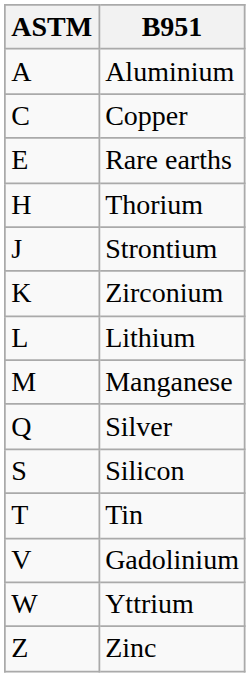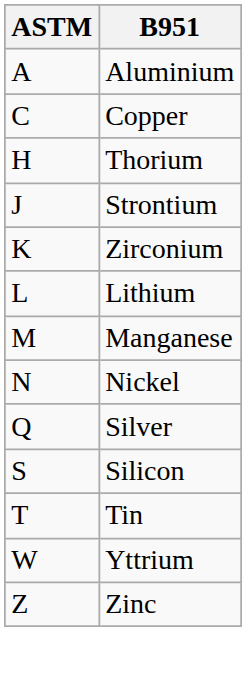- row: (168, 159)
+ row: (142, 381)
- row: (172, 559)
